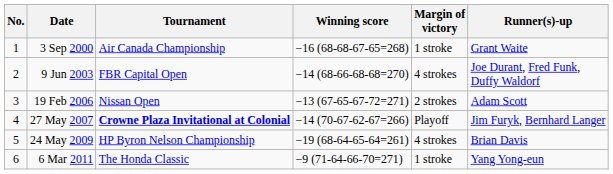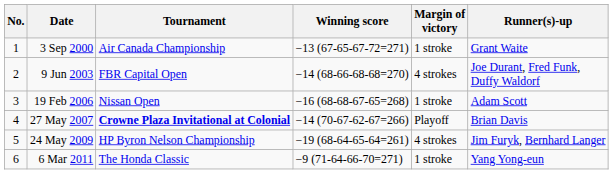(352, 48) −16 (68-68-67-65=268) -> (352, 48) −13 (67-65-67-72=271)
(352, 101) −13 (67-65-67-72=271) -> (352, 101) −16 (68-68-67-65=268)
(435, 101) 2 strokes -> (433, 101) 1 stroke
(538, 120) Jim Furyk, Bernhard Langer -> (499, 120) Brian Davis
(499, 140) Brian Davis -> (538, 140) Jim Furyk, Bernhard Langer
